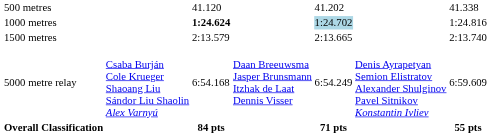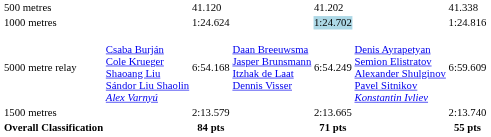(211, 22) bold -> (211, 22) normal
rows swapped: (30, 37) <-> (40, 82)
